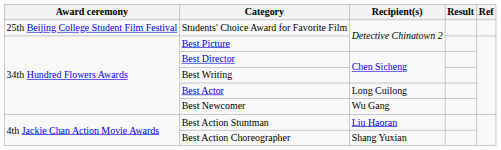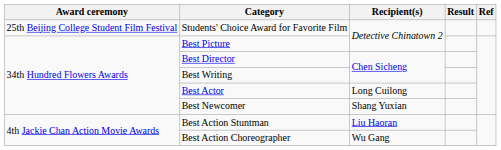(371, 106) Wu Gang -> (379, 106) Shang Yuxian
(379, 138) Shang Yuxian -> (371, 138) Wu Gang
